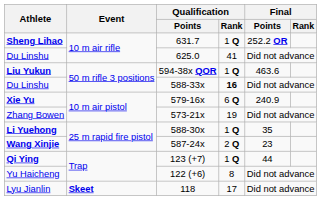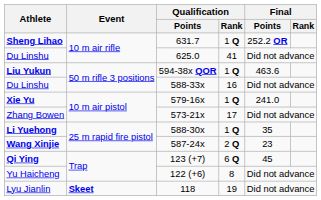(232, 85) bold -> (232, 85) normal
(232, 100) 6 Q -> (232, 100) 1 Q
(267, 100) 240.9 -> (267, 100) 241.0
(232, 115) 19 -> (232, 115) 17
(232, 159) 1 Q -> (232, 159) 6 Q
(267, 159) 44 -> (267, 159) 45
(232, 189) 17 -> (232, 189) 19
